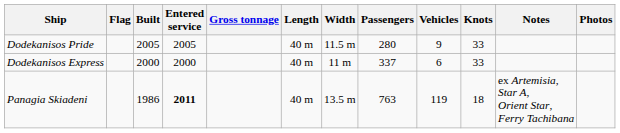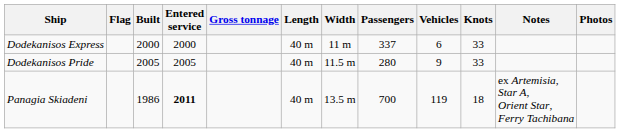rows swapped: (56, 62) <-> (50, 44)
(387, 99) 763 -> (387, 99) 700
